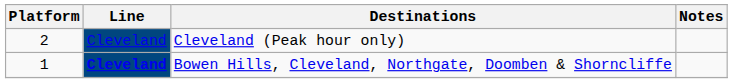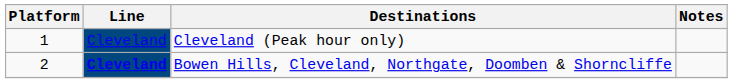(44, 41) 2 -> (44, 41) 1
(44, 65) 1 -> (44, 65) 2
